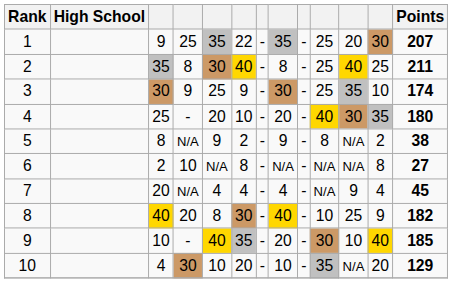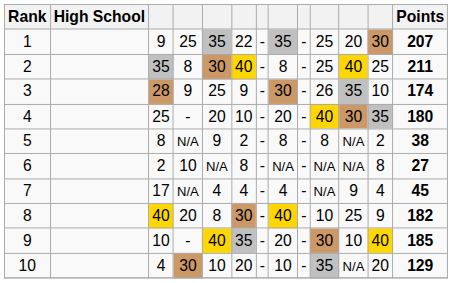(161, 91) 30 -> (161, 91) 28
(324, 91) 25 -> (324, 91) 26
(283, 141) 9 -> (283, 141) 8
(161, 191) 20 -> (161, 191) 17
